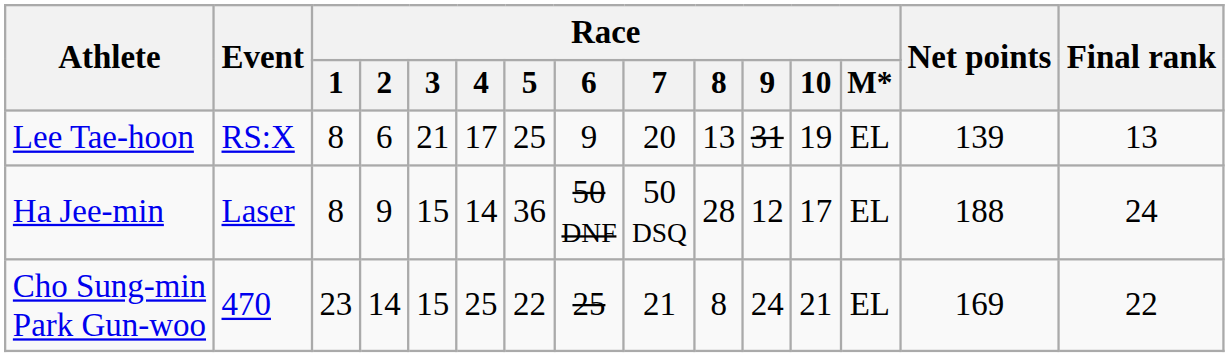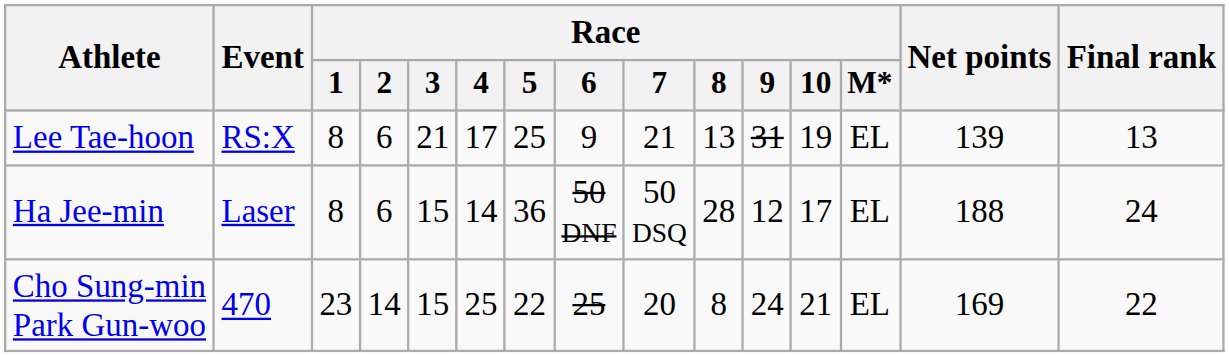(659, 137) 20 -> (659, 137) 21
(384, 211) 9 -> (384, 211) 6
(659, 305) 21 -> (659, 305) 20
